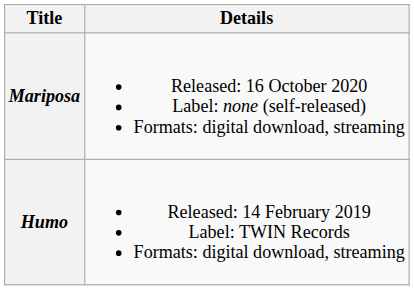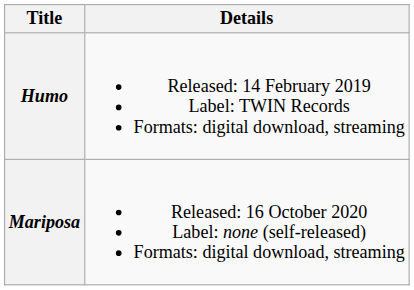rows swapped: (44, 221) <-> (44, 96)
